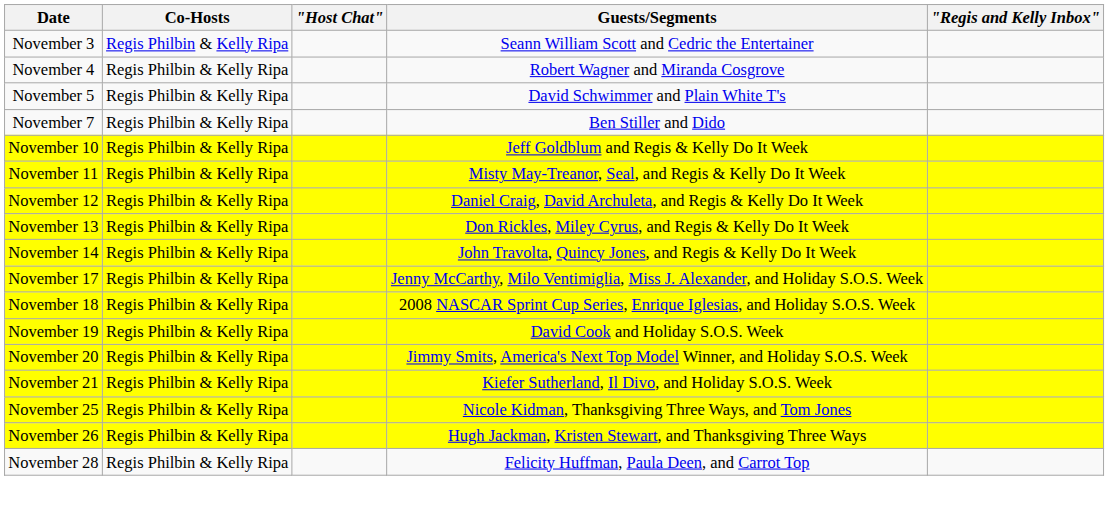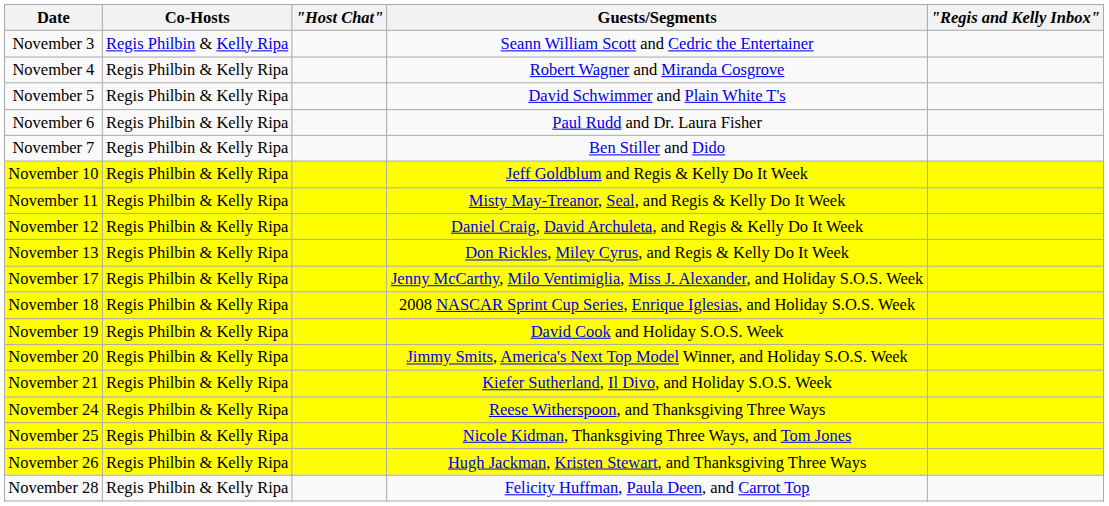+ row: (53, 122)
- row: (53, 252)
+ row: (53, 409)
